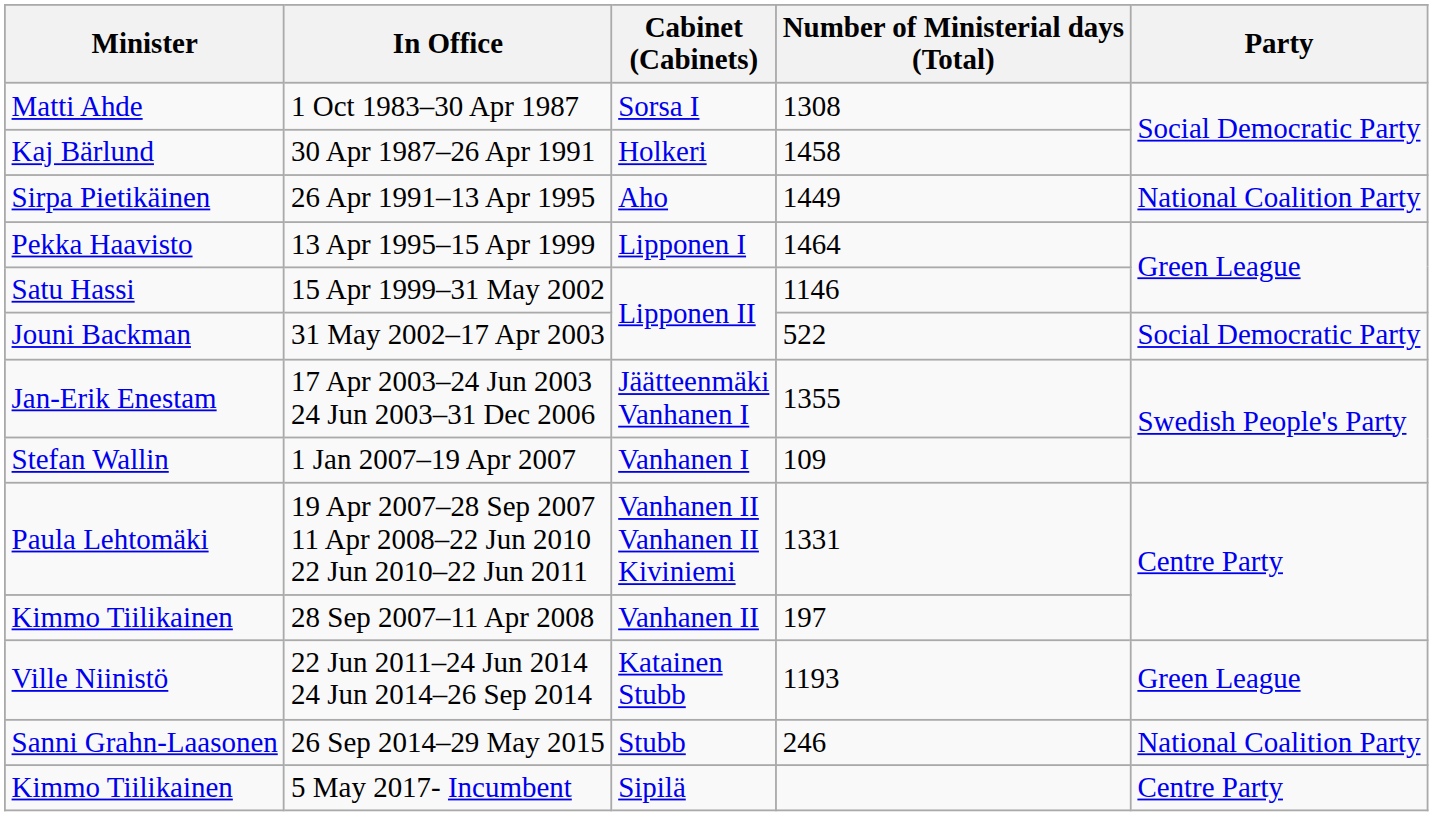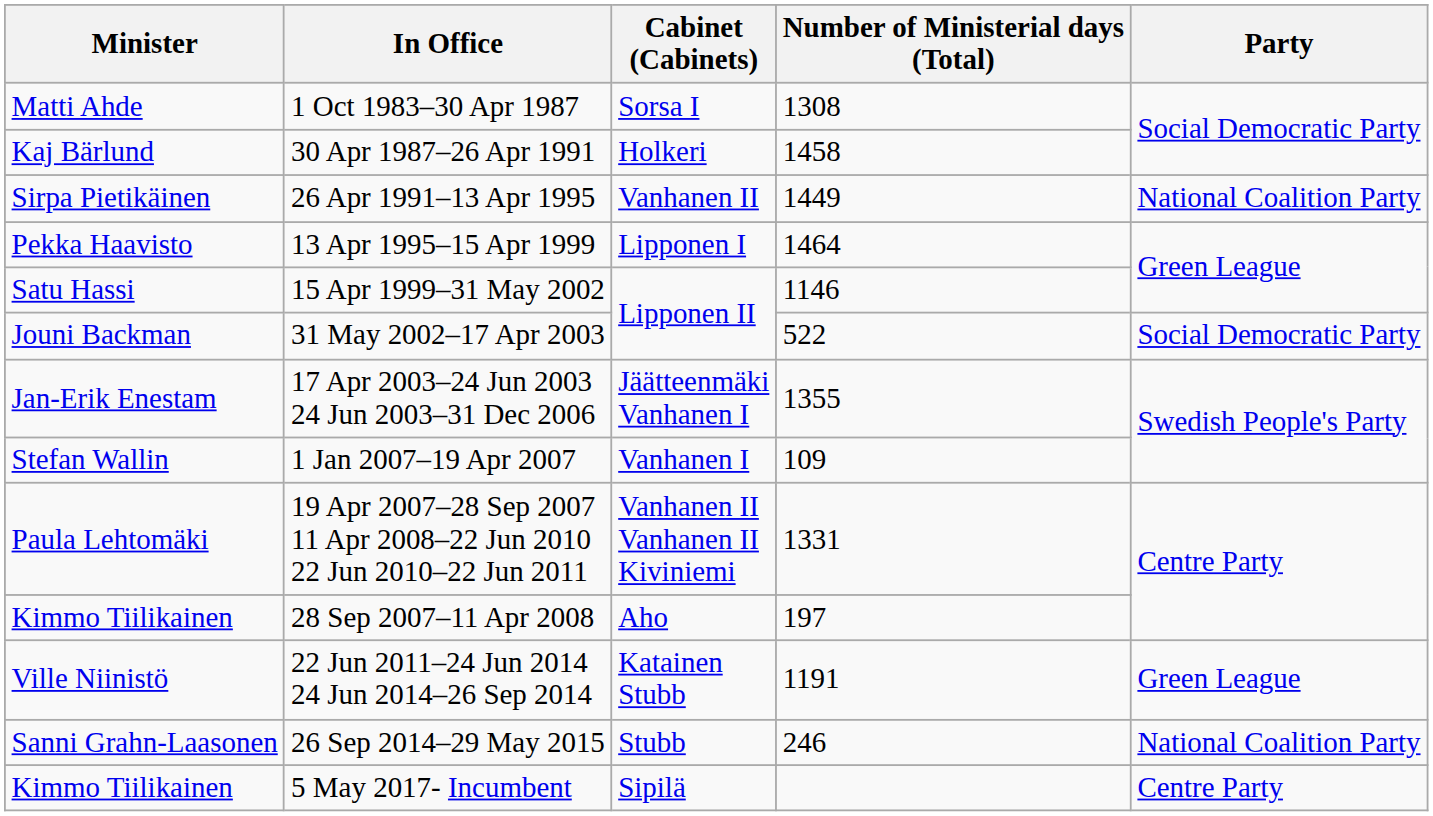(643, 197) Aho -> (689, 197) Vanhanen II
(689, 617) Vanhanen II -> (643, 617) Aho
(811, 679) 1193 -> (811, 679) 1191
